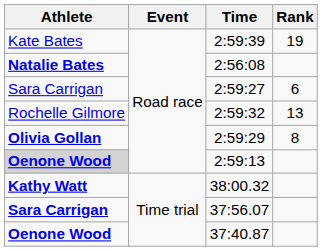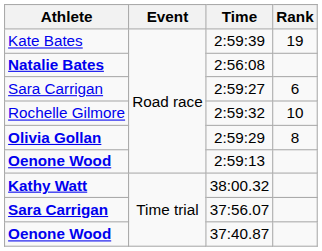(295, 113) 13 -> (295, 113) 10
(60, 162) lightgrey background -> (60, 162) no background
